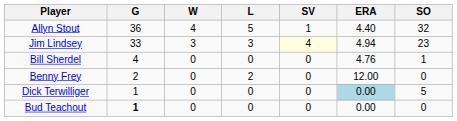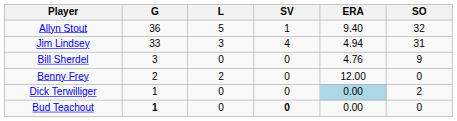- column: (193, 12)
(366, 28) 4.40 -> (353, 28) 9.40
(308, 44) lightyellow background -> (287, 44) no background
(423, 44) 23 -> (419, 44) 31
(135, 60) 4 -> (155, 60) 3
(423, 60) 1 -> (419, 60) 9
(423, 92) 5 -> (419, 92) 2
(308, 108) normal -> (287, 108) bold
